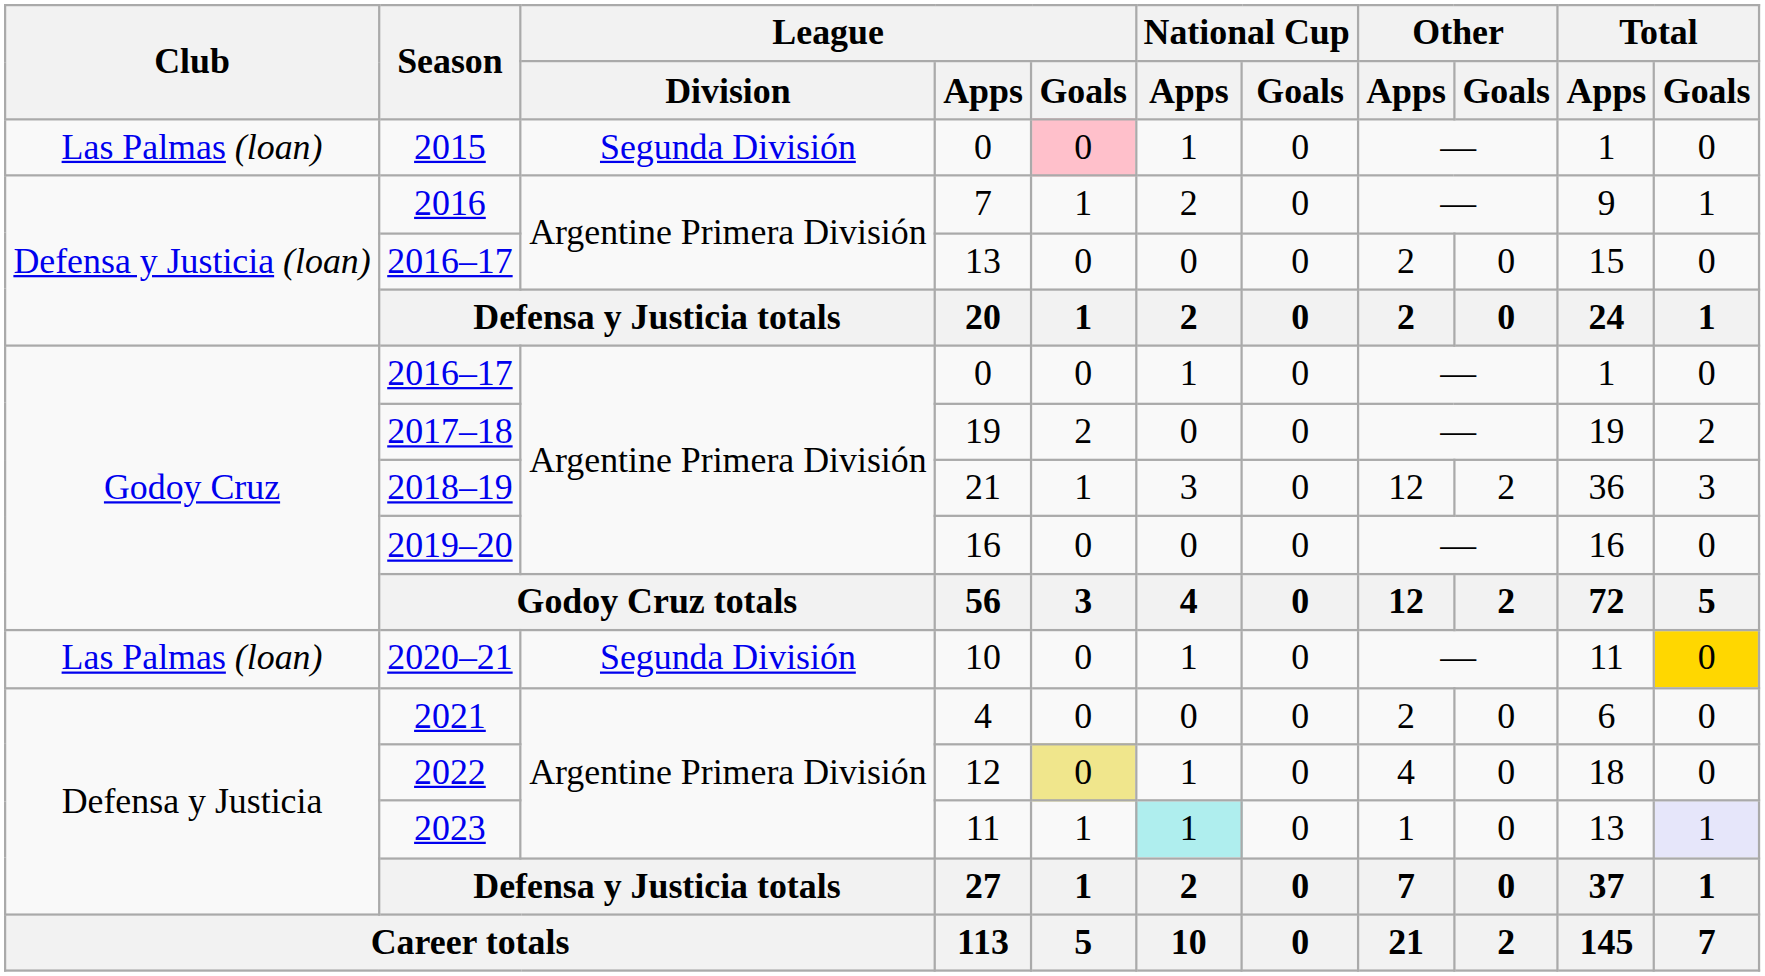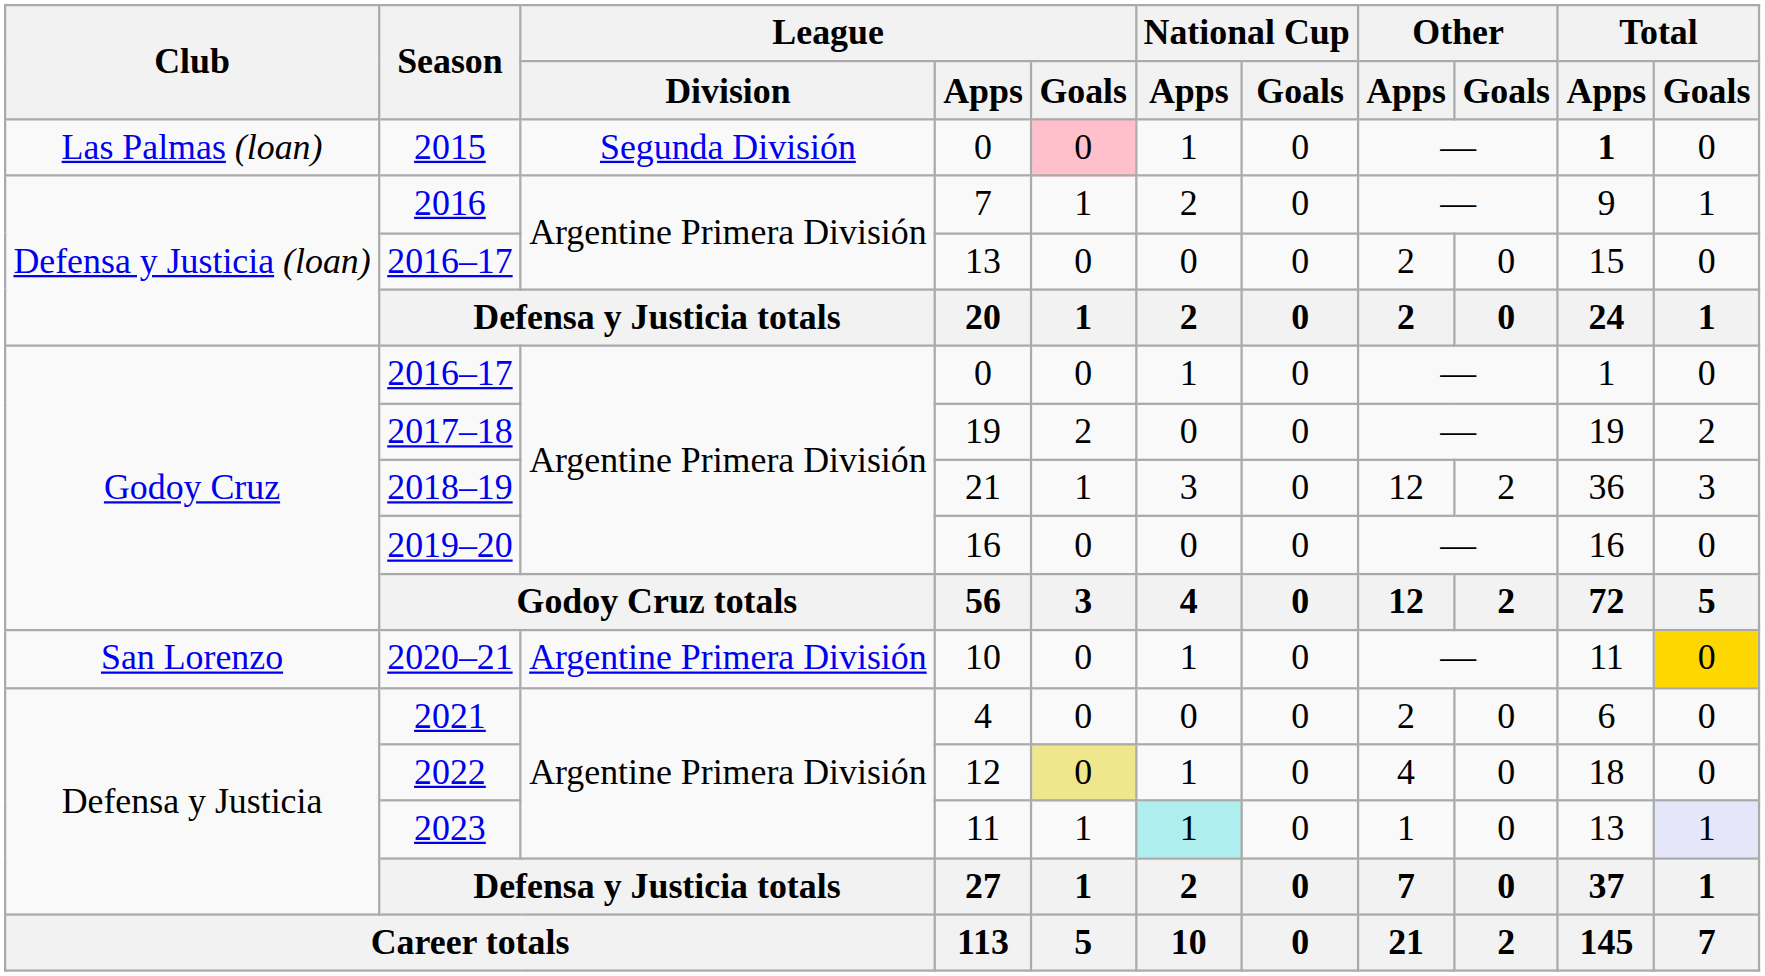(1606, 146) normal -> (1606, 146) bold
(192, 658) Las Palmas (loan) -> (192, 658) San Lorenzo
(728, 658) Segunda División -> (728, 658) Argentine Primera División
